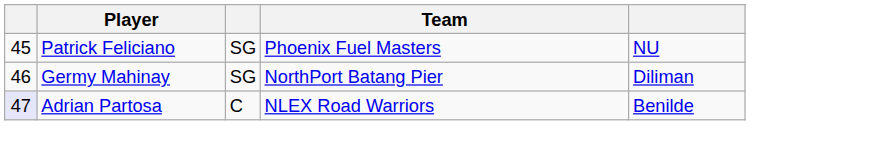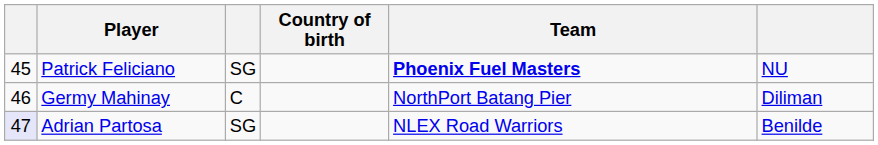+ column: (325, 29)
(353, 48) normal -> (487, 69) bold
(243, 77) SG -> (236, 97) C
(236, 106) C -> (243, 126) SG
